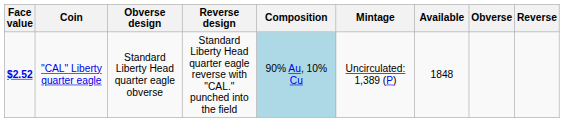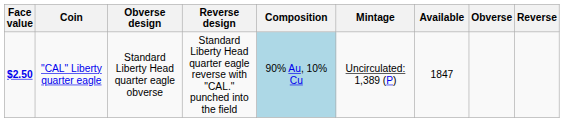(20, 74) $2.52 -> (20, 74) $2.50
(442, 74) 1848 -> (442, 74) 1847
